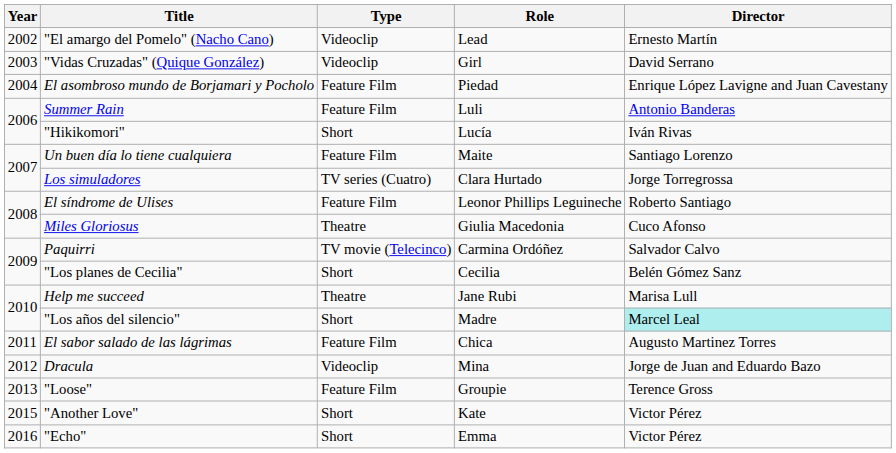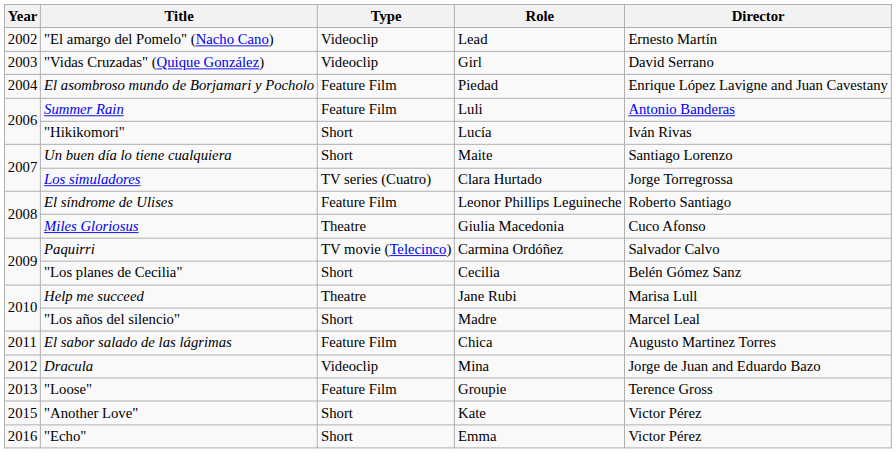(359, 156) Feature Film -> (337, 156) Short
(664, 319) paleturquoise background -> (664, 319) no background
